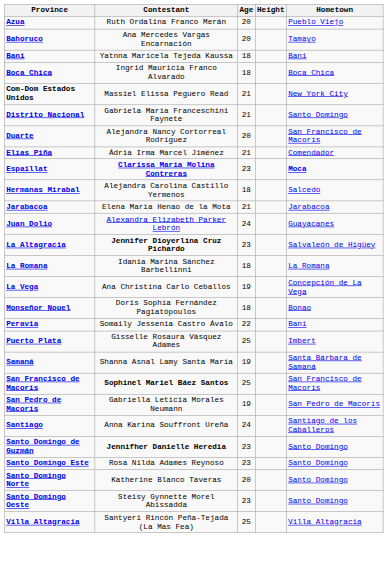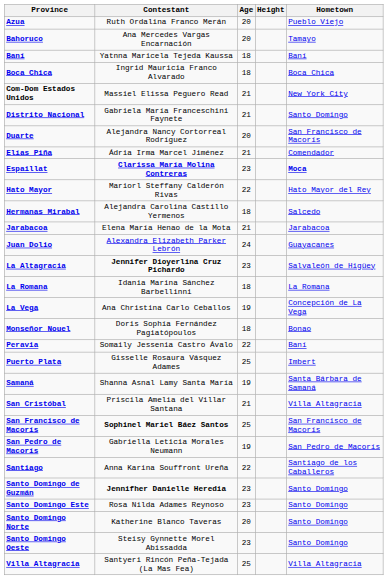+ row: (29, 191)
+ row: (36, 405)
(246, 426) 24 -> (246, 468) 22
